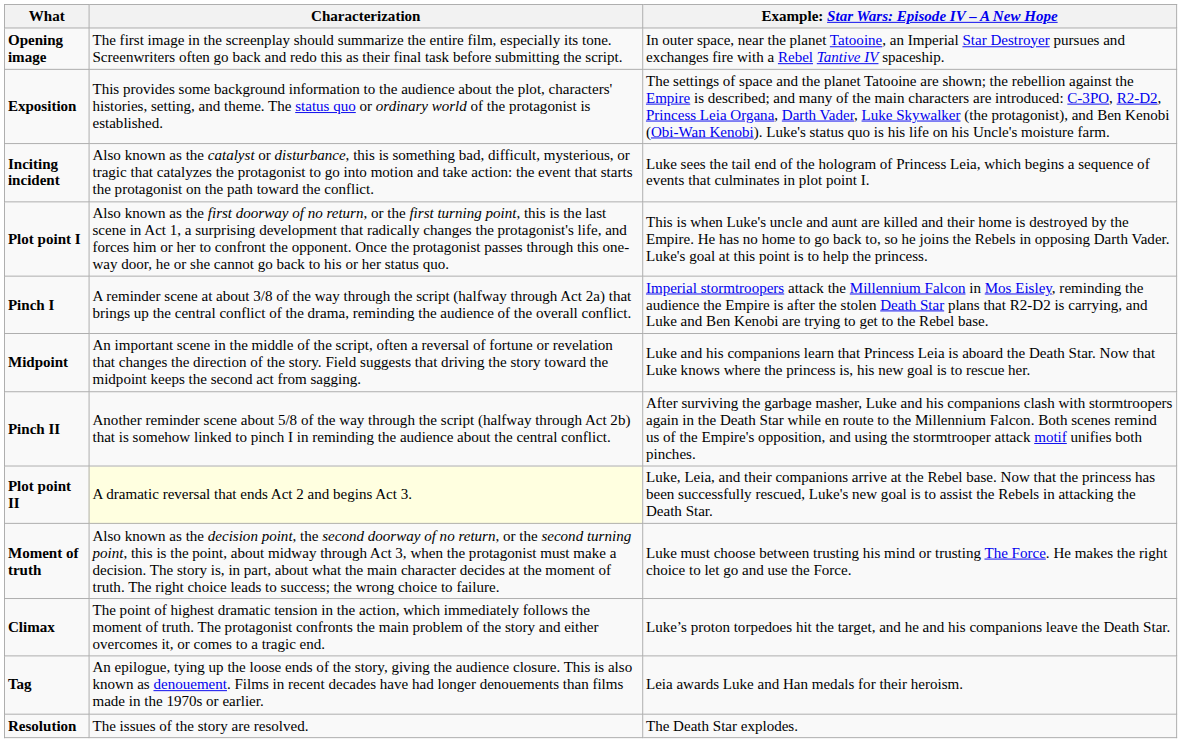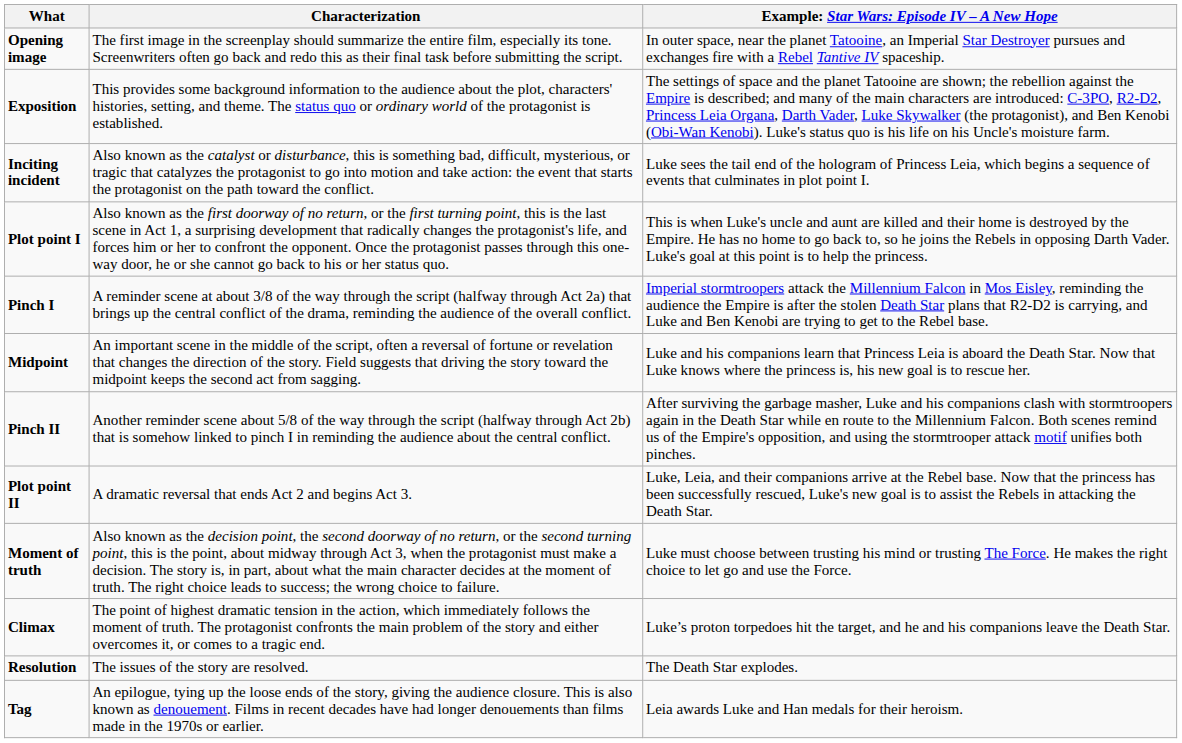(252, 494) lightyellow background -> (252, 494) no background
rows swapped: (42, 725) <-> (20, 684)
